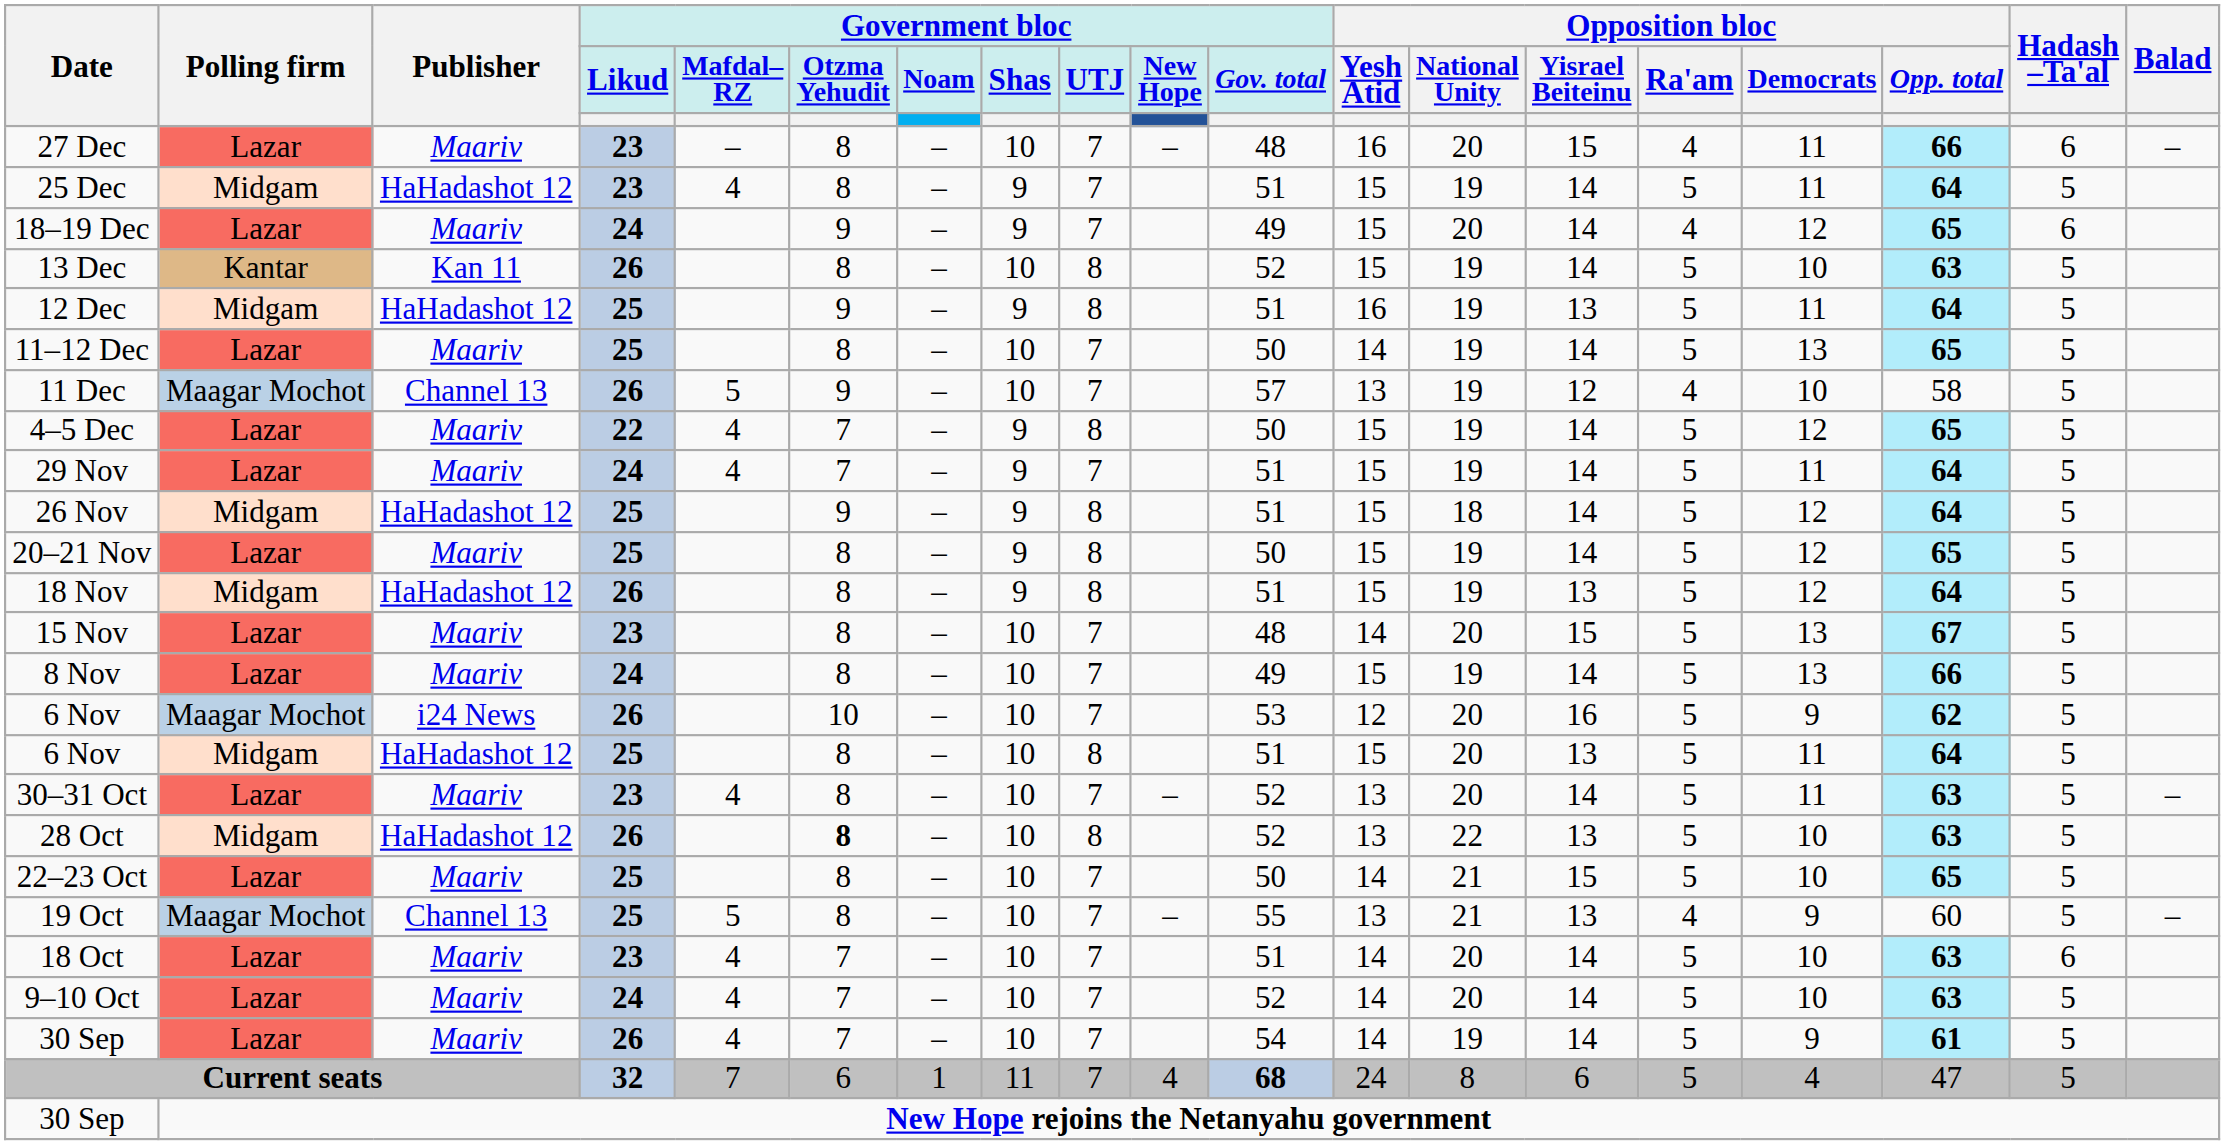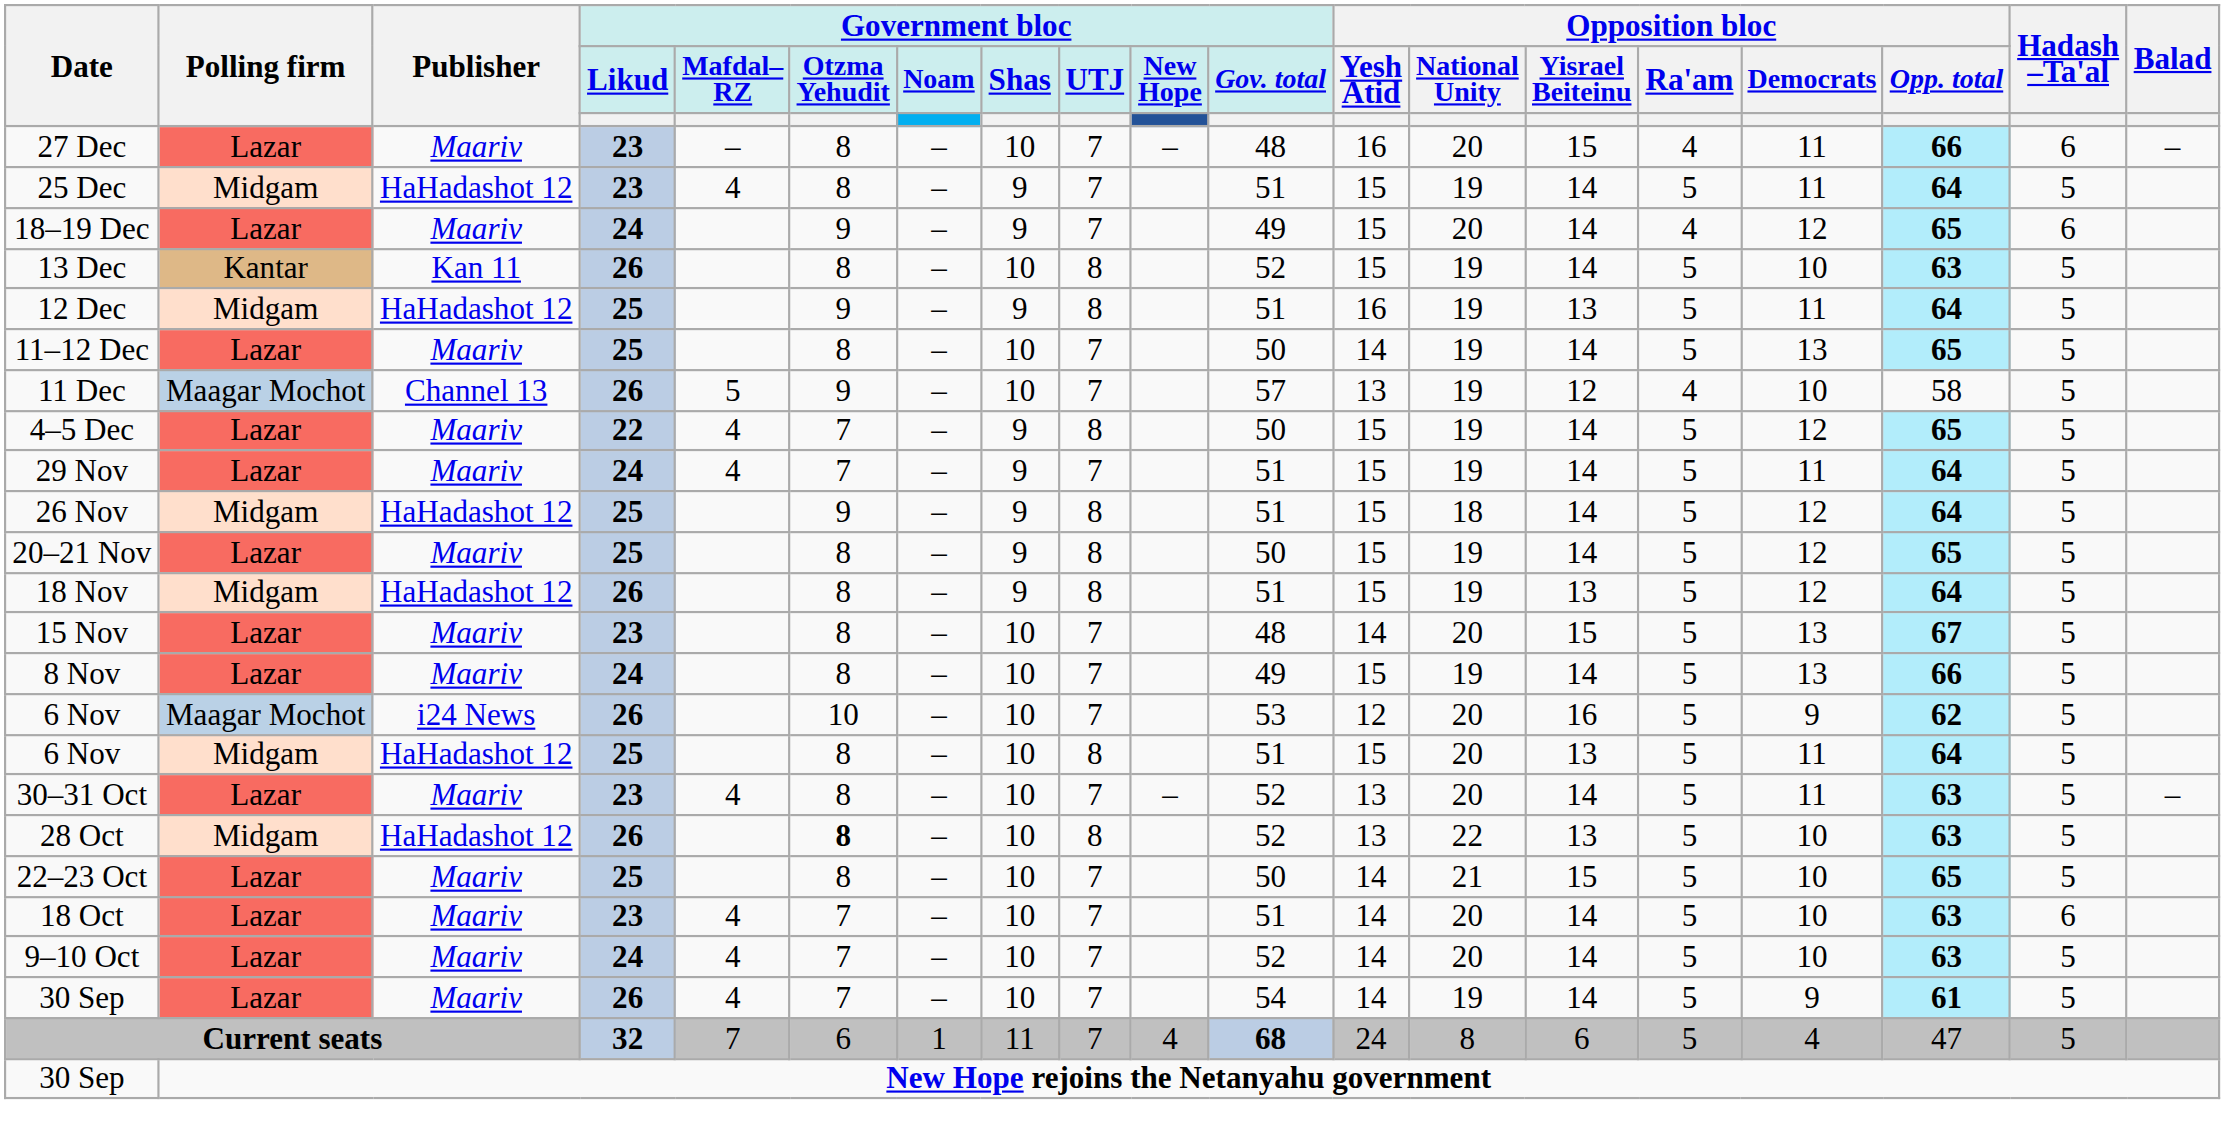- row: (82, 917)
